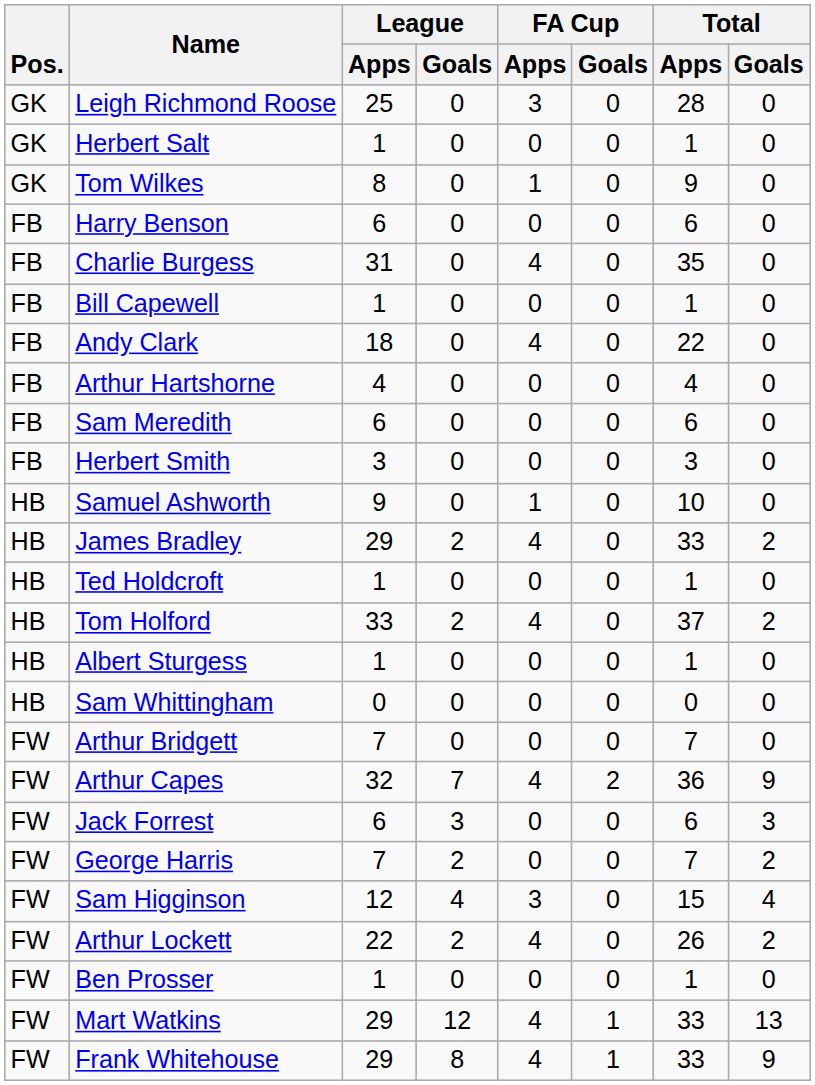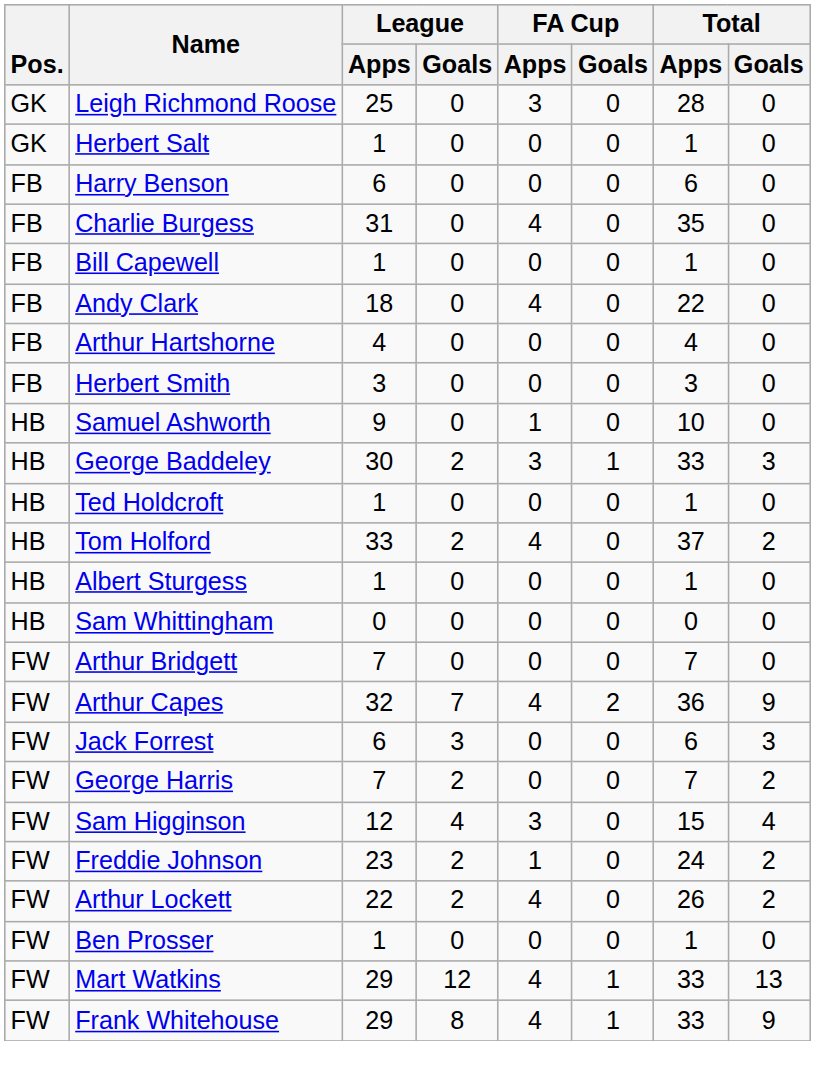- row: (139, 183)
- row: (153, 422)
+ row: (173, 462)
- row: (158, 542)
+ row: (169, 861)
